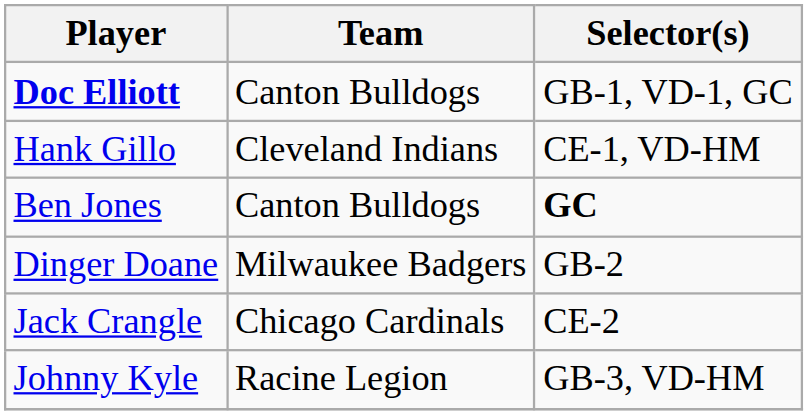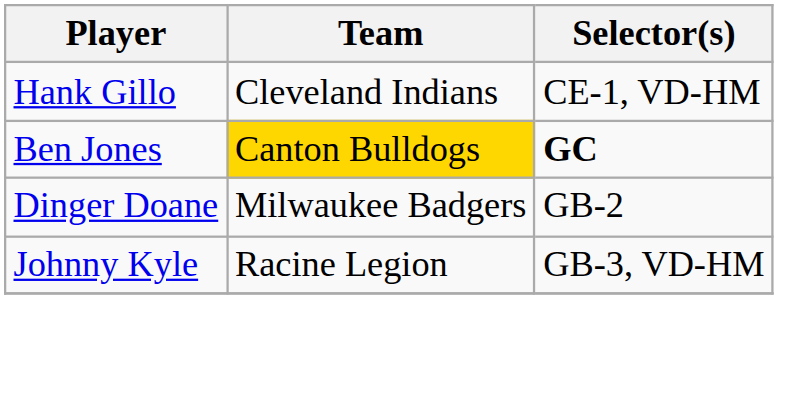- row: (97, 90)
(358, 206) no background -> (358, 148) gold background
- row: (108, 321)
